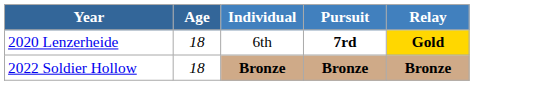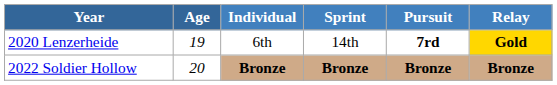+ column: (345, 17)
(197, 42) 18 -> (197, 42) 19
(197, 67) 18 -> (197, 67) 20
